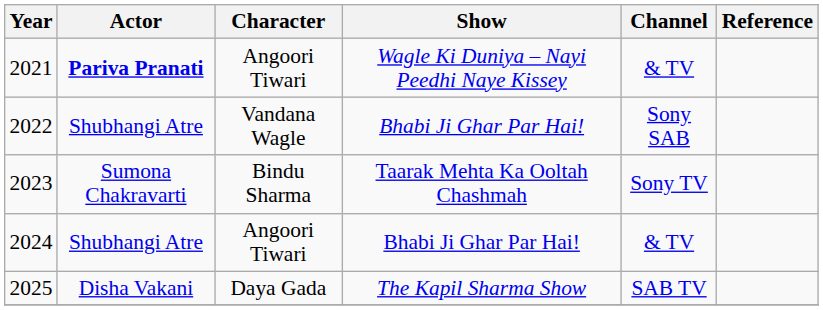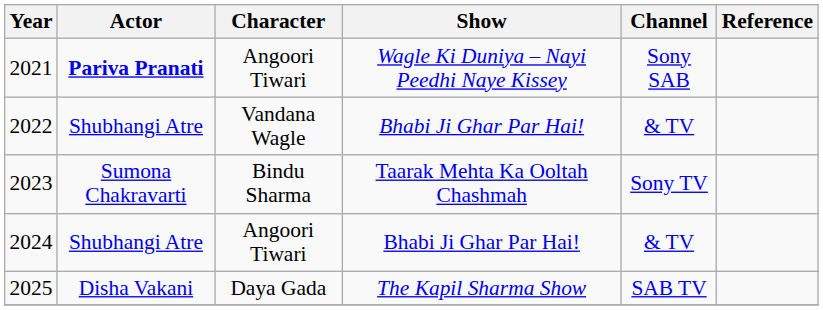(669, 67) & TV -> (669, 67) Sony SAB
(669, 125) Sony SAB -> (669, 125) & TV
